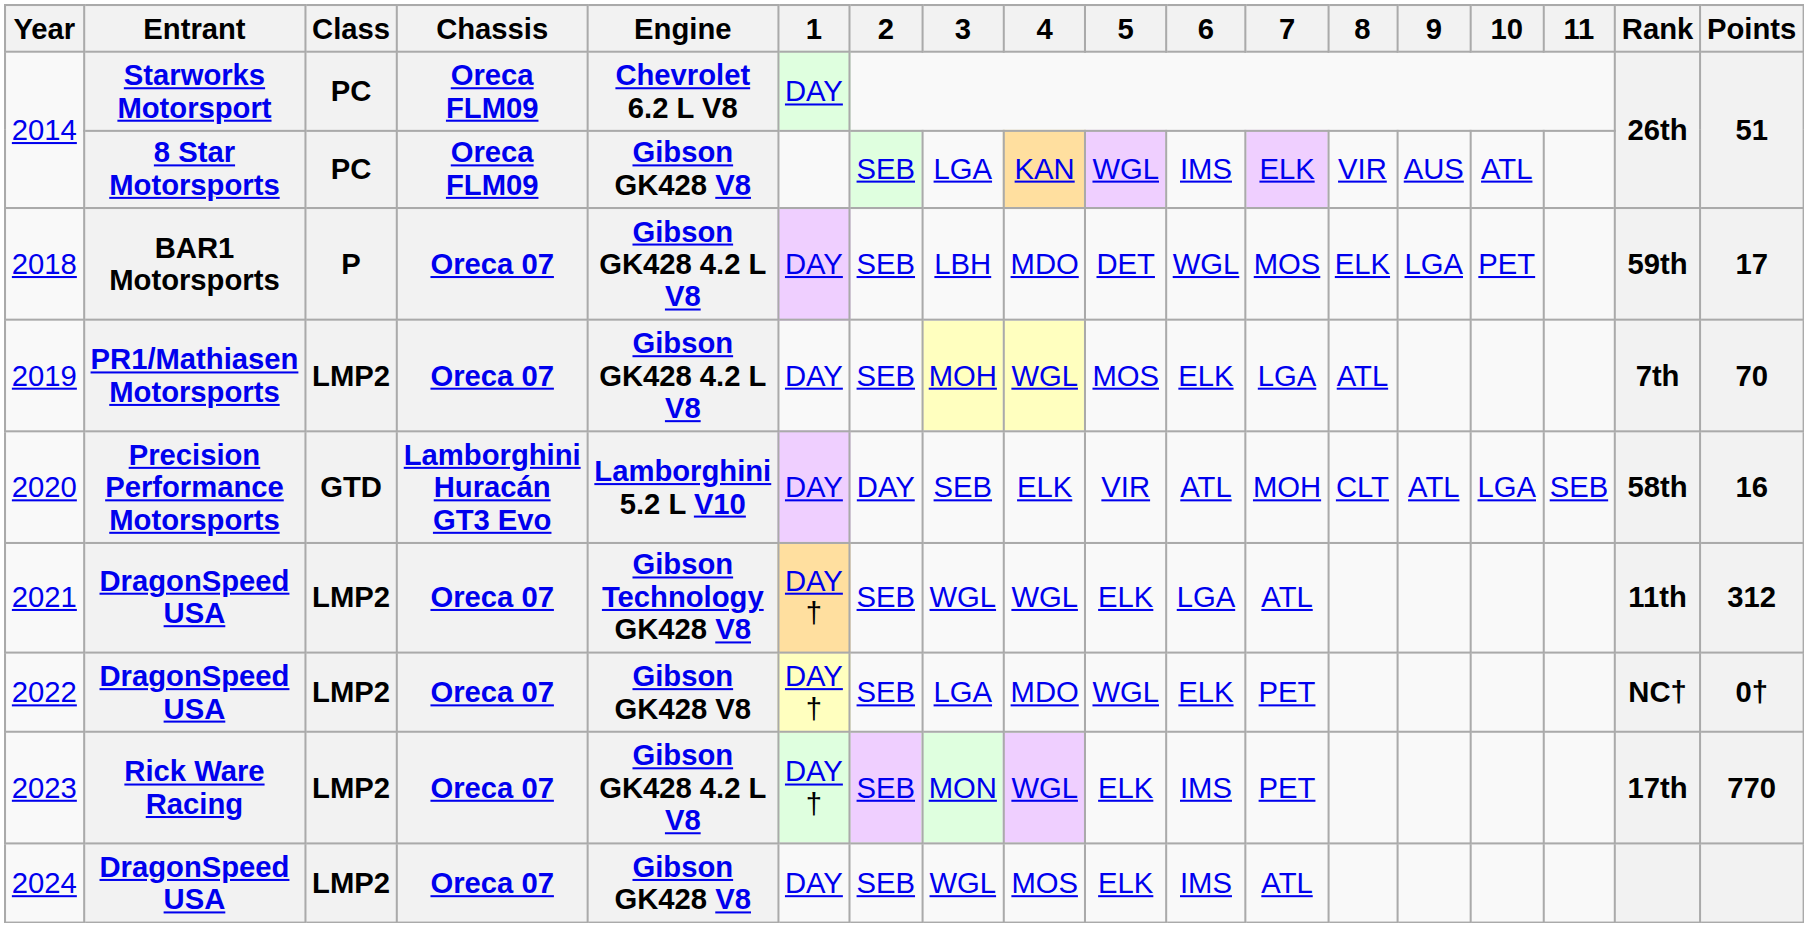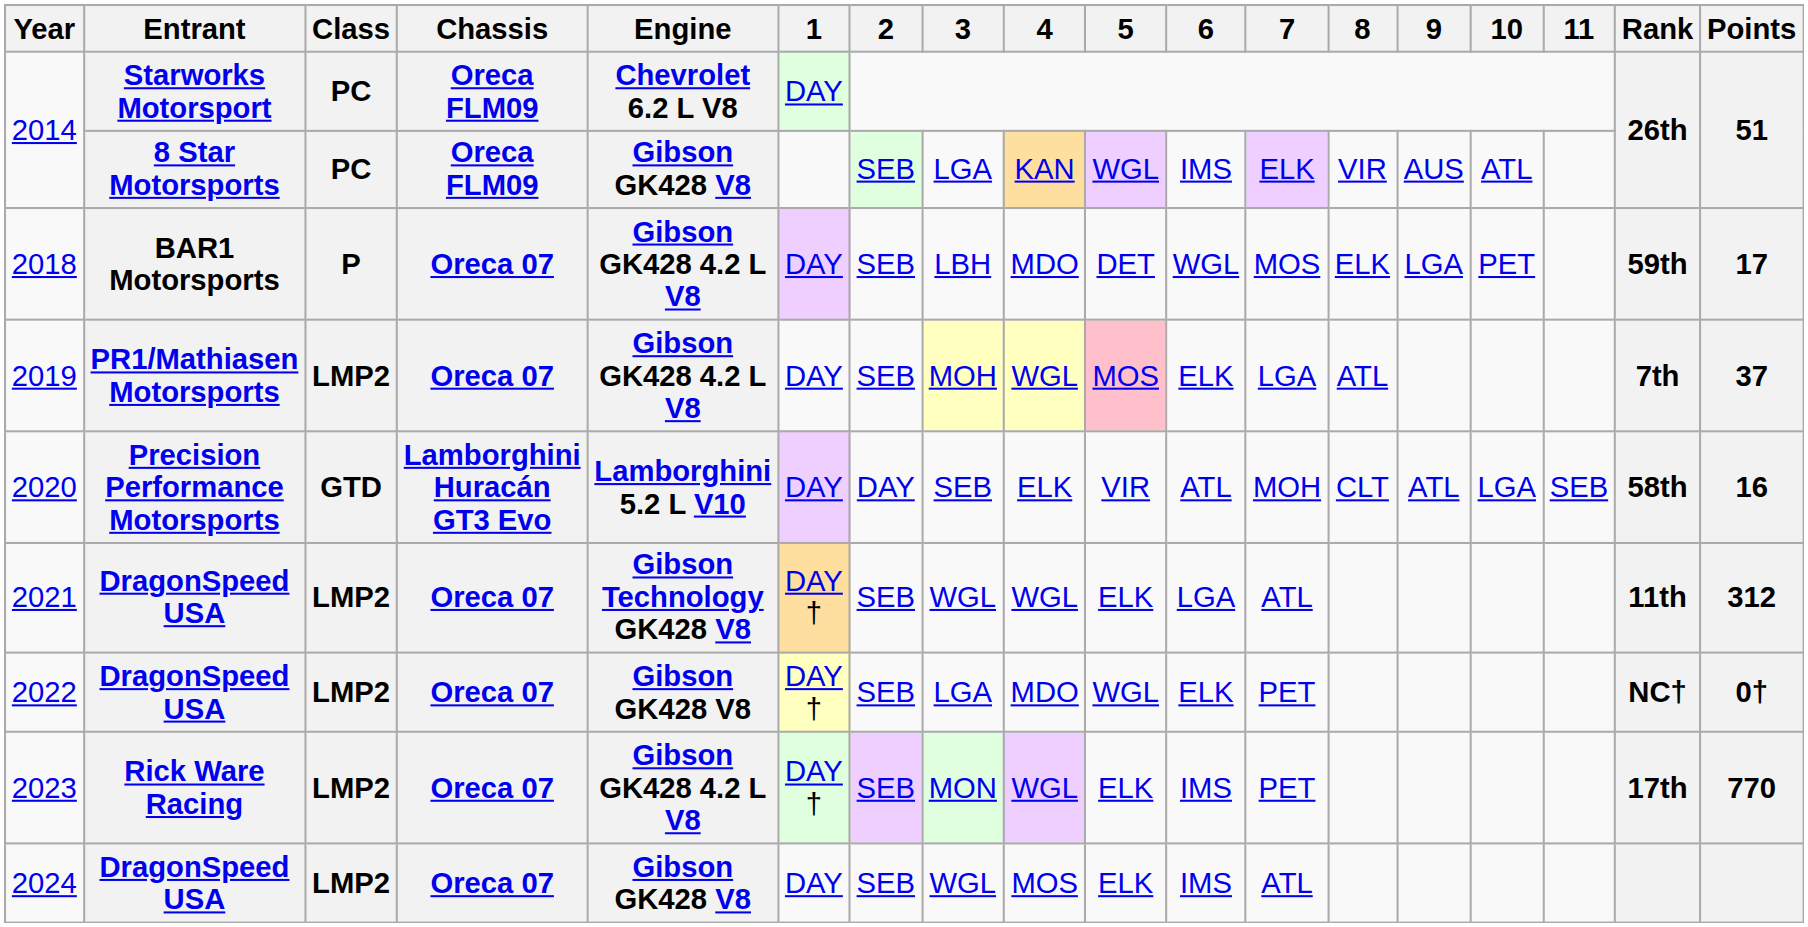(1126, 376) no background -> (1126, 376) pink background
(1752, 376) 70 -> (1752, 376) 37
